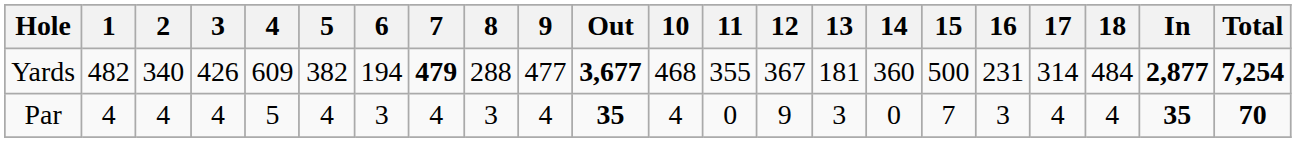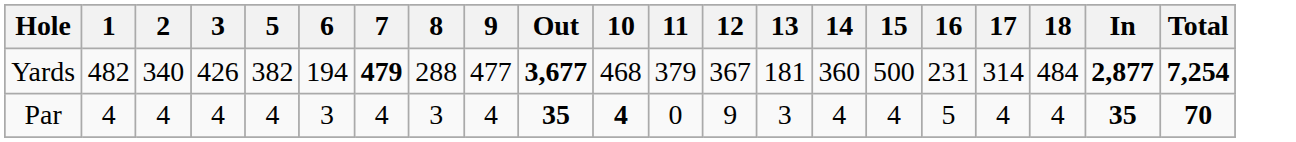- column: (272, 26)
(730, 70) 355 -> (676, 70) 379
(676, 114) normal -> (621, 114) bold
(894, 114) 0 -> (839, 114) 4
(948, 114) 7 -> (894, 114) 4
(1003, 114) 3 -> (948, 114) 5
